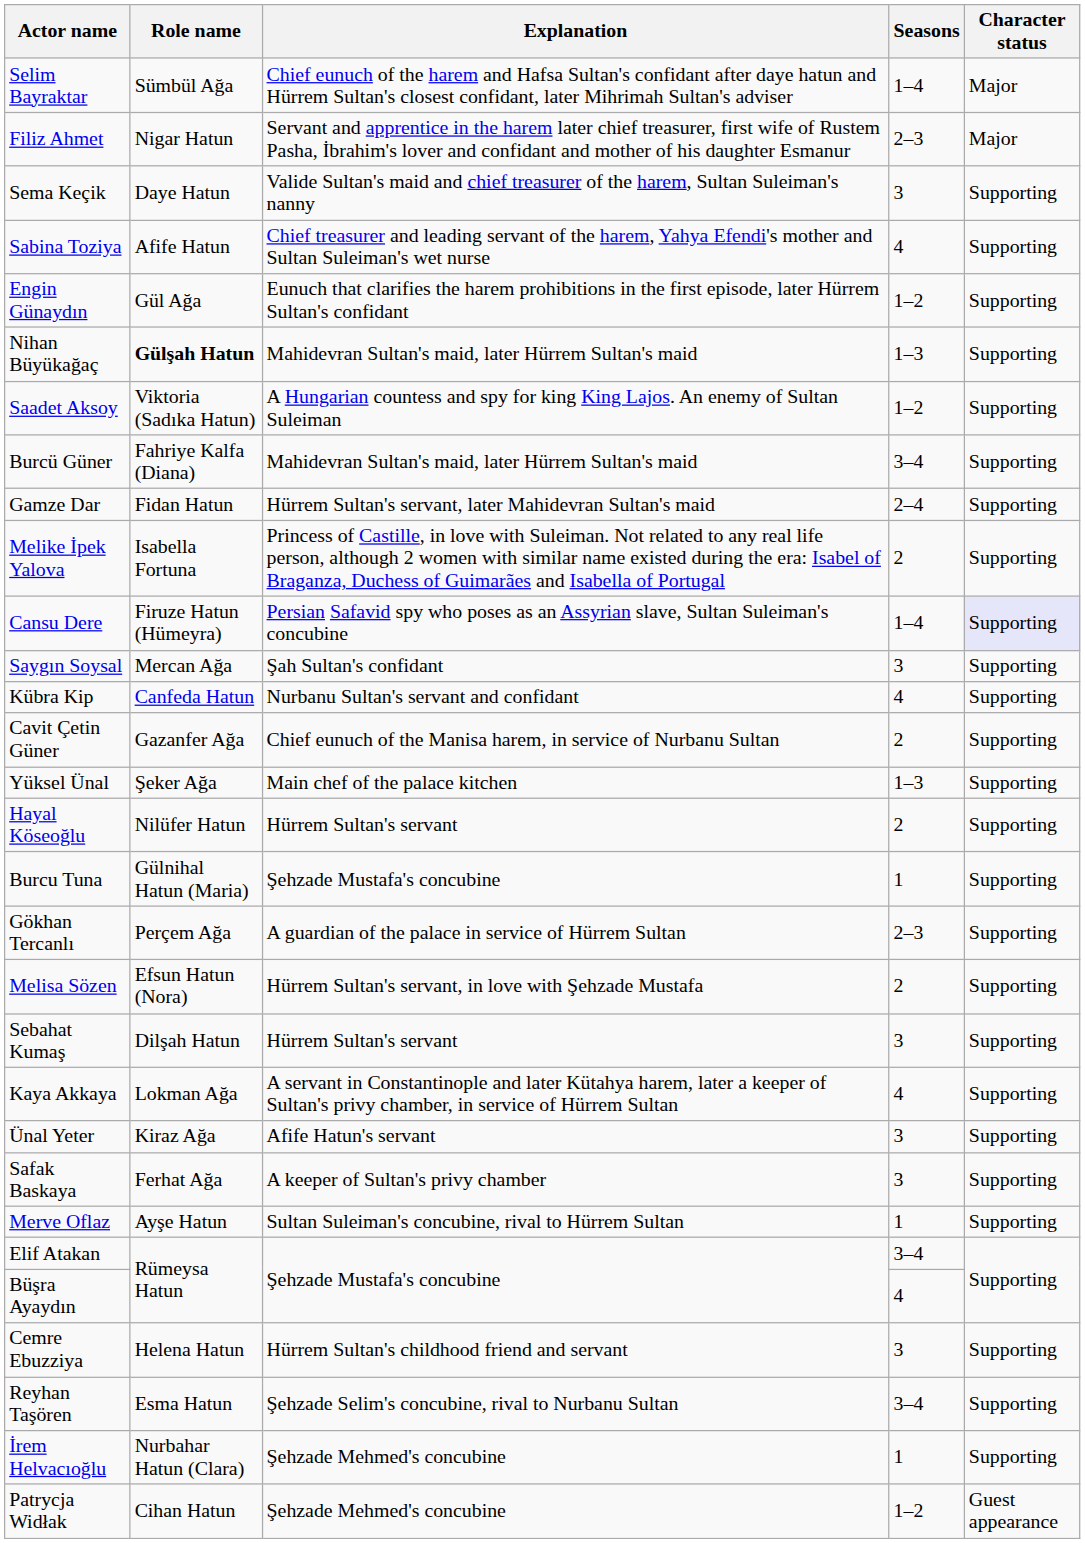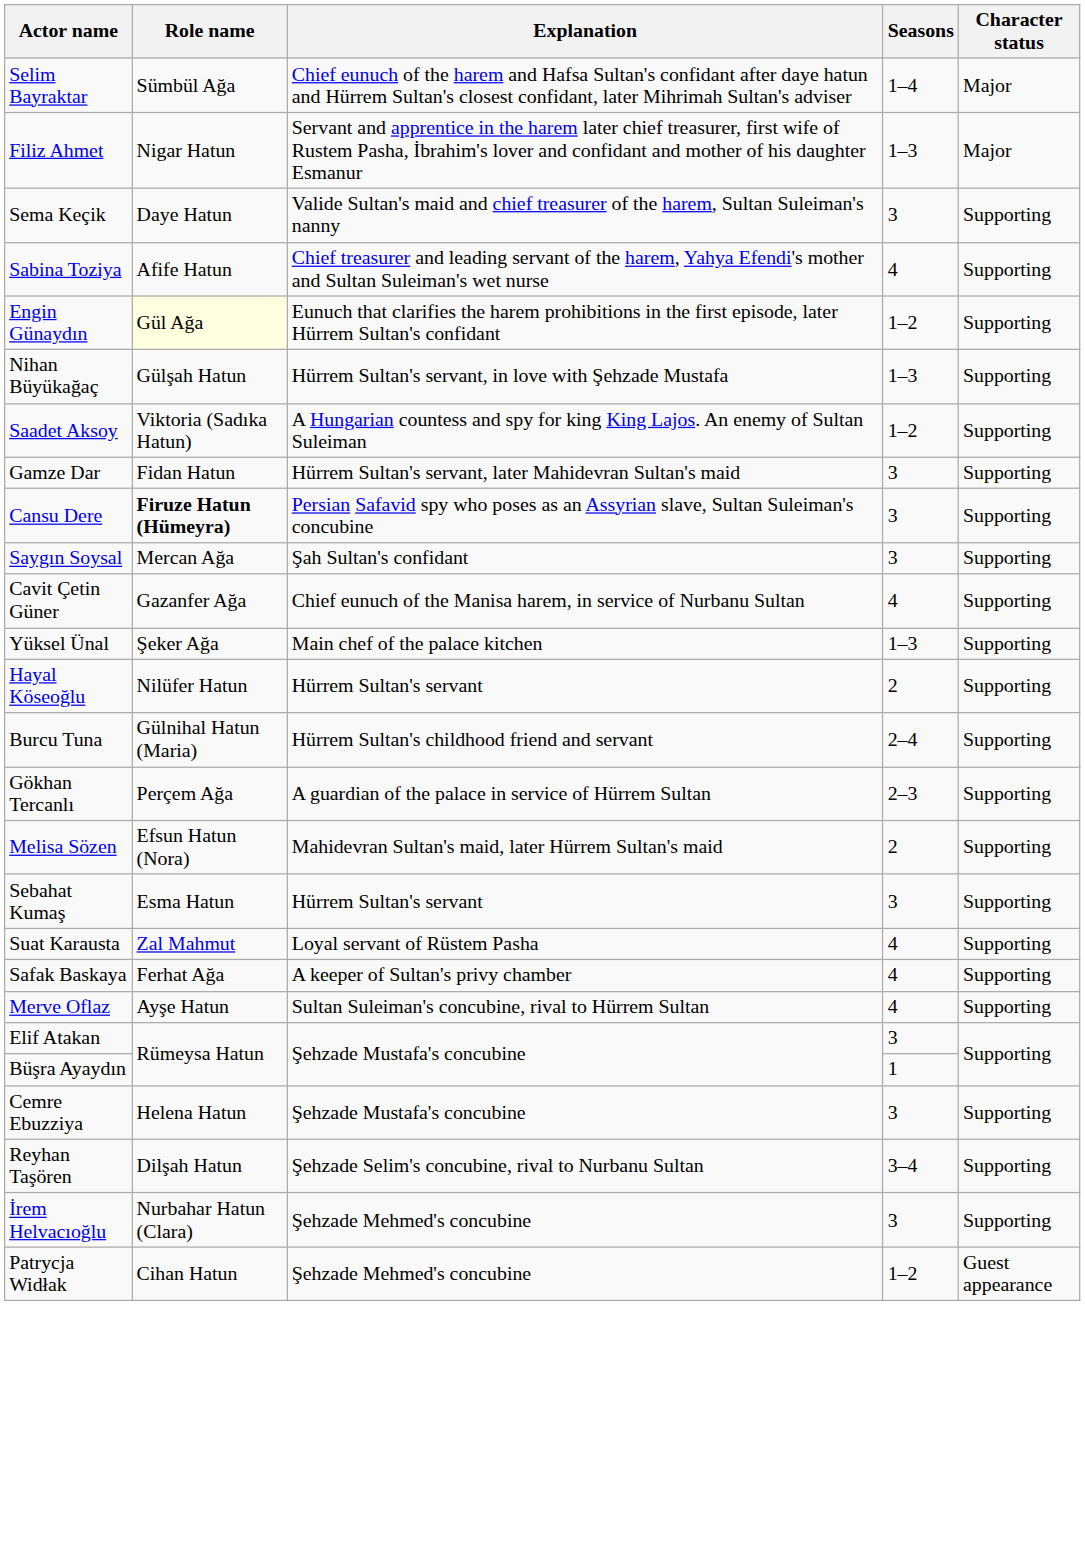(908, 138) 2–3 -> (903, 150) 1–3
(168, 300) no background -> (170, 322) lightyellow background
(194, 354) bold -> (191, 376) normal
(482, 354) Mahidevran Sultan's maid, later Hürrem Sultan's maid -> (510, 376) Hürrem Sultan's servant, in love with Şehzade Mustafa
- row: (61, 461)
(908, 504) 2–4 -> (893, 472) 3
- row: (57, 558)
(187, 623) normal -> (194, 515) bold
(908, 623) 1–4 -> (893, 515) 3
(1013, 623) lavender background -> (1007, 515) no background
- row: (51, 697)
(899, 739) 2 -> (893, 600) 4
(383, 878) Şehzade Mustafa's concubine -> (472, 739) Hürrem Sultan's childhood friend and servant
(899, 878) 1 -> (903, 739) 2–4
(485, 986) Hürrem Sultan's servant, in love with Şehzade Mustafa -> (507, 847) Mahidevran Sultan's maid, later Hürrem Sultan's maid
(187, 1040) Dilşah Hatun -> (185, 901) Esma Hatun
- row: (63, 1093)
- row: (52, 1136)
+ row: (65, 943)
(899, 1179) 3 -> (893, 975) 4
(899, 1221) 1 -> (893, 1006) 4
(908, 1253) 3–4 -> (893, 1038) 3
(899, 1295) 4 -> (893, 1069) 1
(447, 1349) Hürrem Sultan's childhood friend and servant -> (409, 1112) Şehzade Mustafa's concubine
(183, 1403) Esma Hatun -> (189, 1165) Dilşah Hatun
(899, 1457) 1 -> (893, 1219) 3
